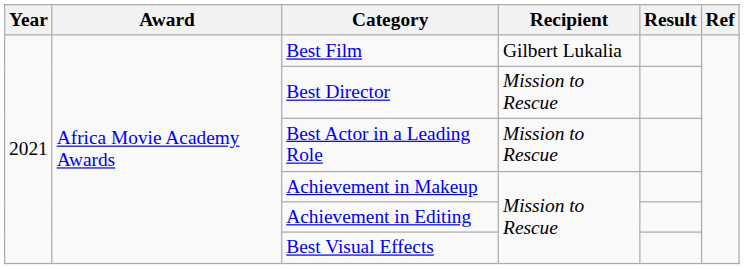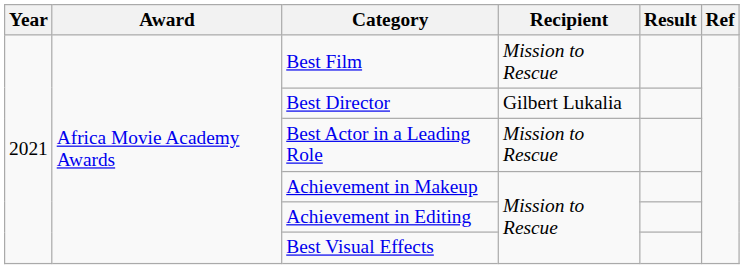(562, 50) Gilbert Lukalia -> (544, 61) Mission to Rescue
(544, 92) Mission to Rescue -> (562, 103) Gilbert Lukalia
